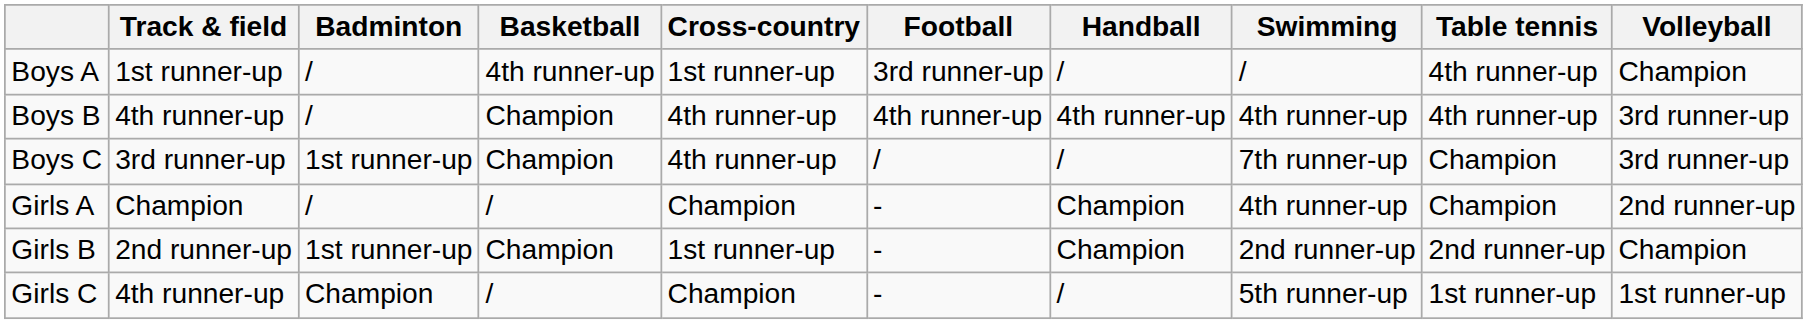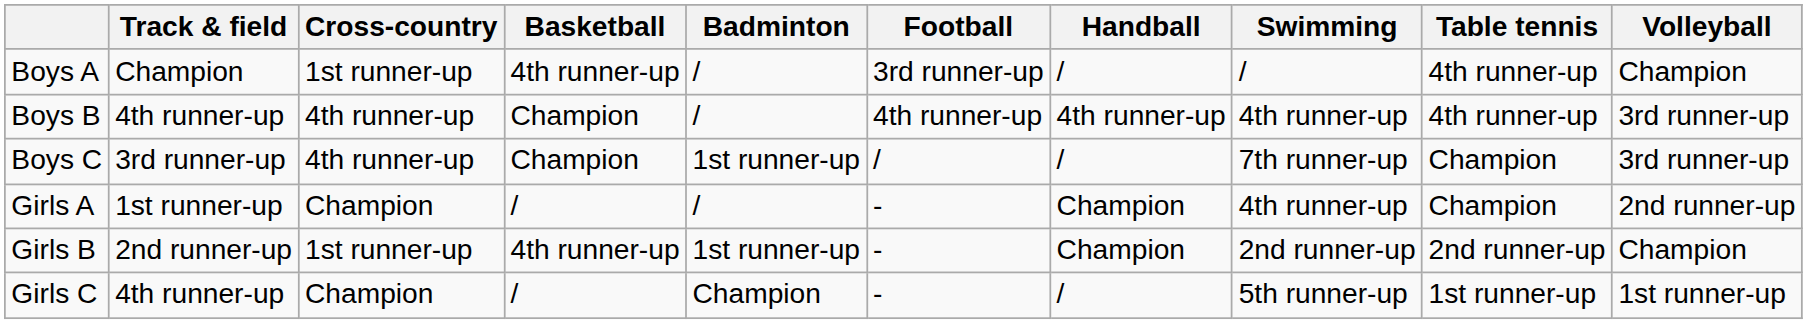columns swapped: (389, 26) <-> (764, 26)
(199, 71) 1st runner-up -> (179, 71) Champion
(179, 205) Champion -> (199, 205) 1st runner-up
(550, 250) Champion -> (595, 250) 4th runner-up
